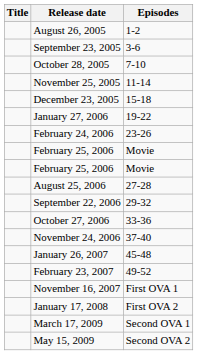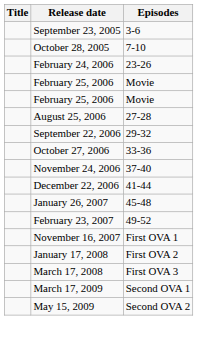- row: (70, 30)
- row: (77, 82)
- row: (76, 99)
- row: (71, 116)
+ row: (76, 185)
+ row: (68, 271)
